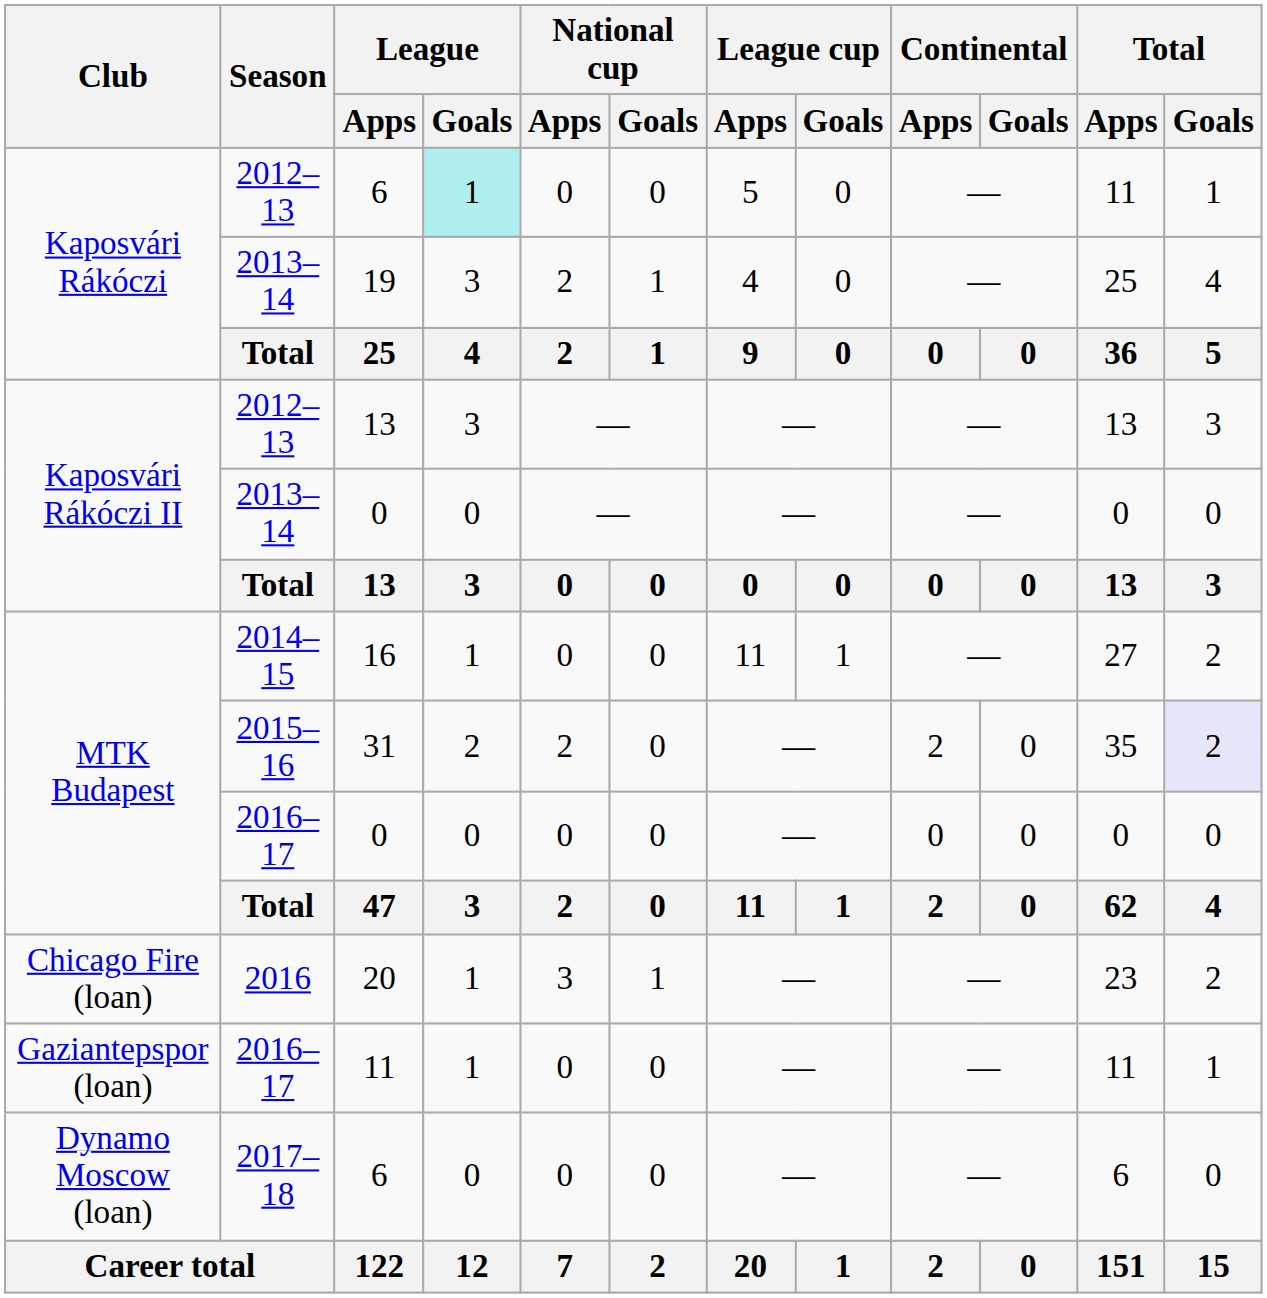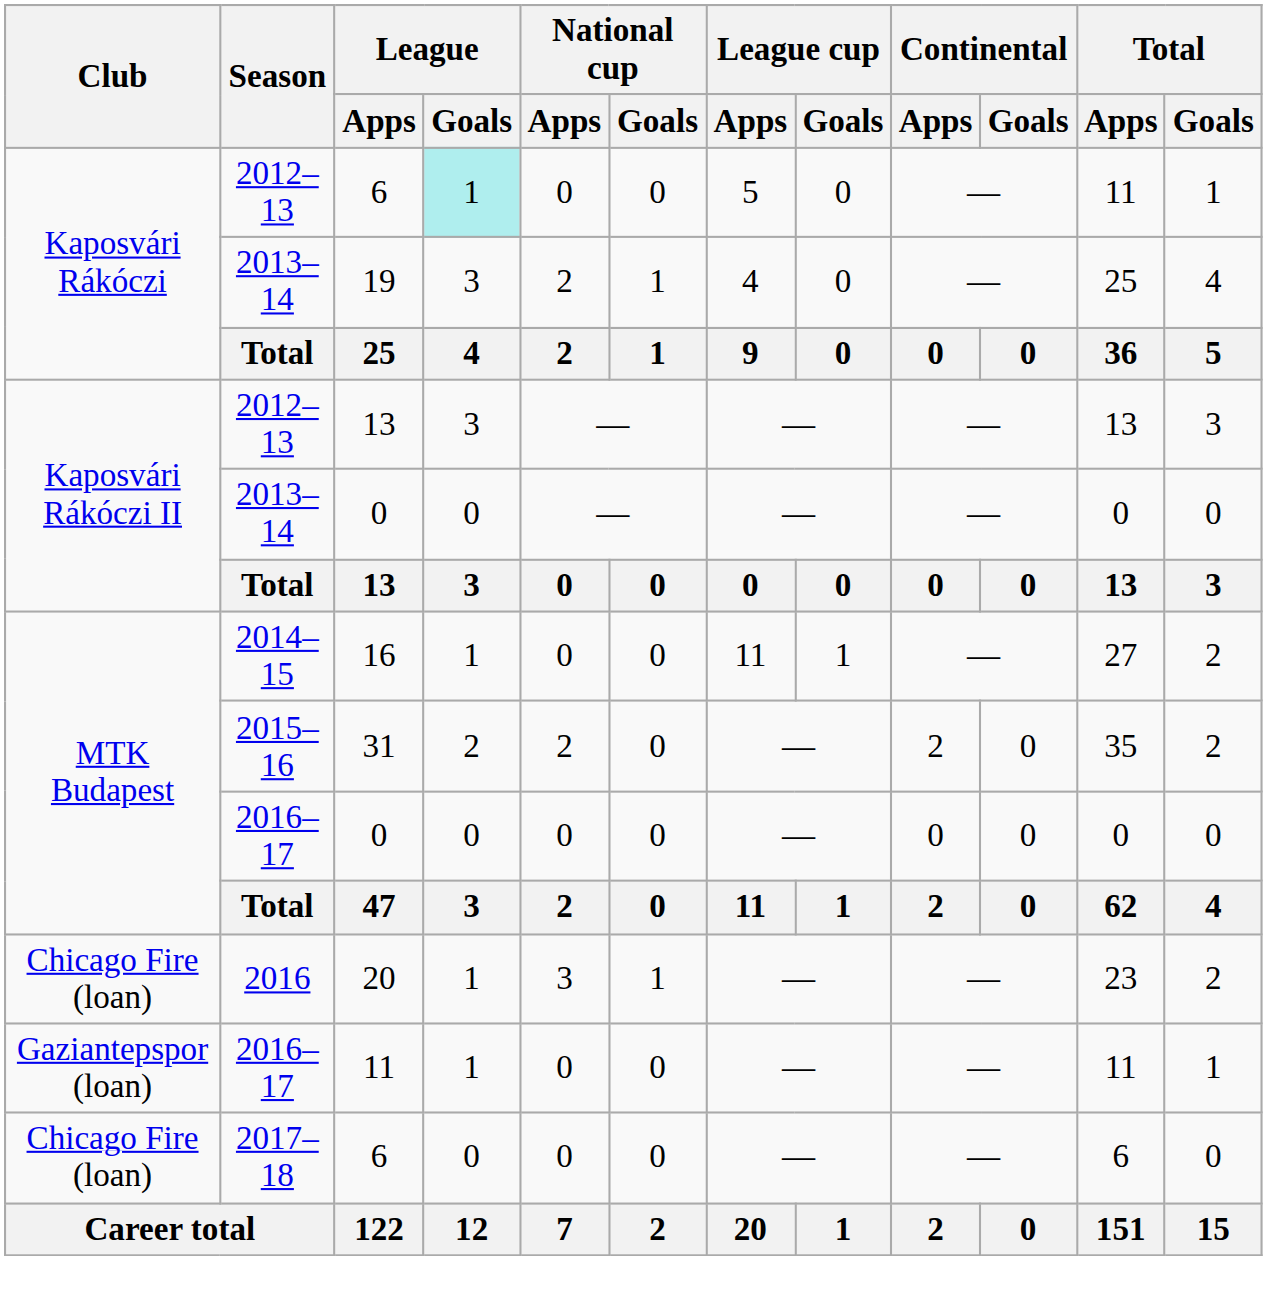(1213, 745) lavender background -> (1213, 745) no background
(113, 1175) Dynamo Moscow (loan) -> (113, 1157) Chicago Fire (loan)
